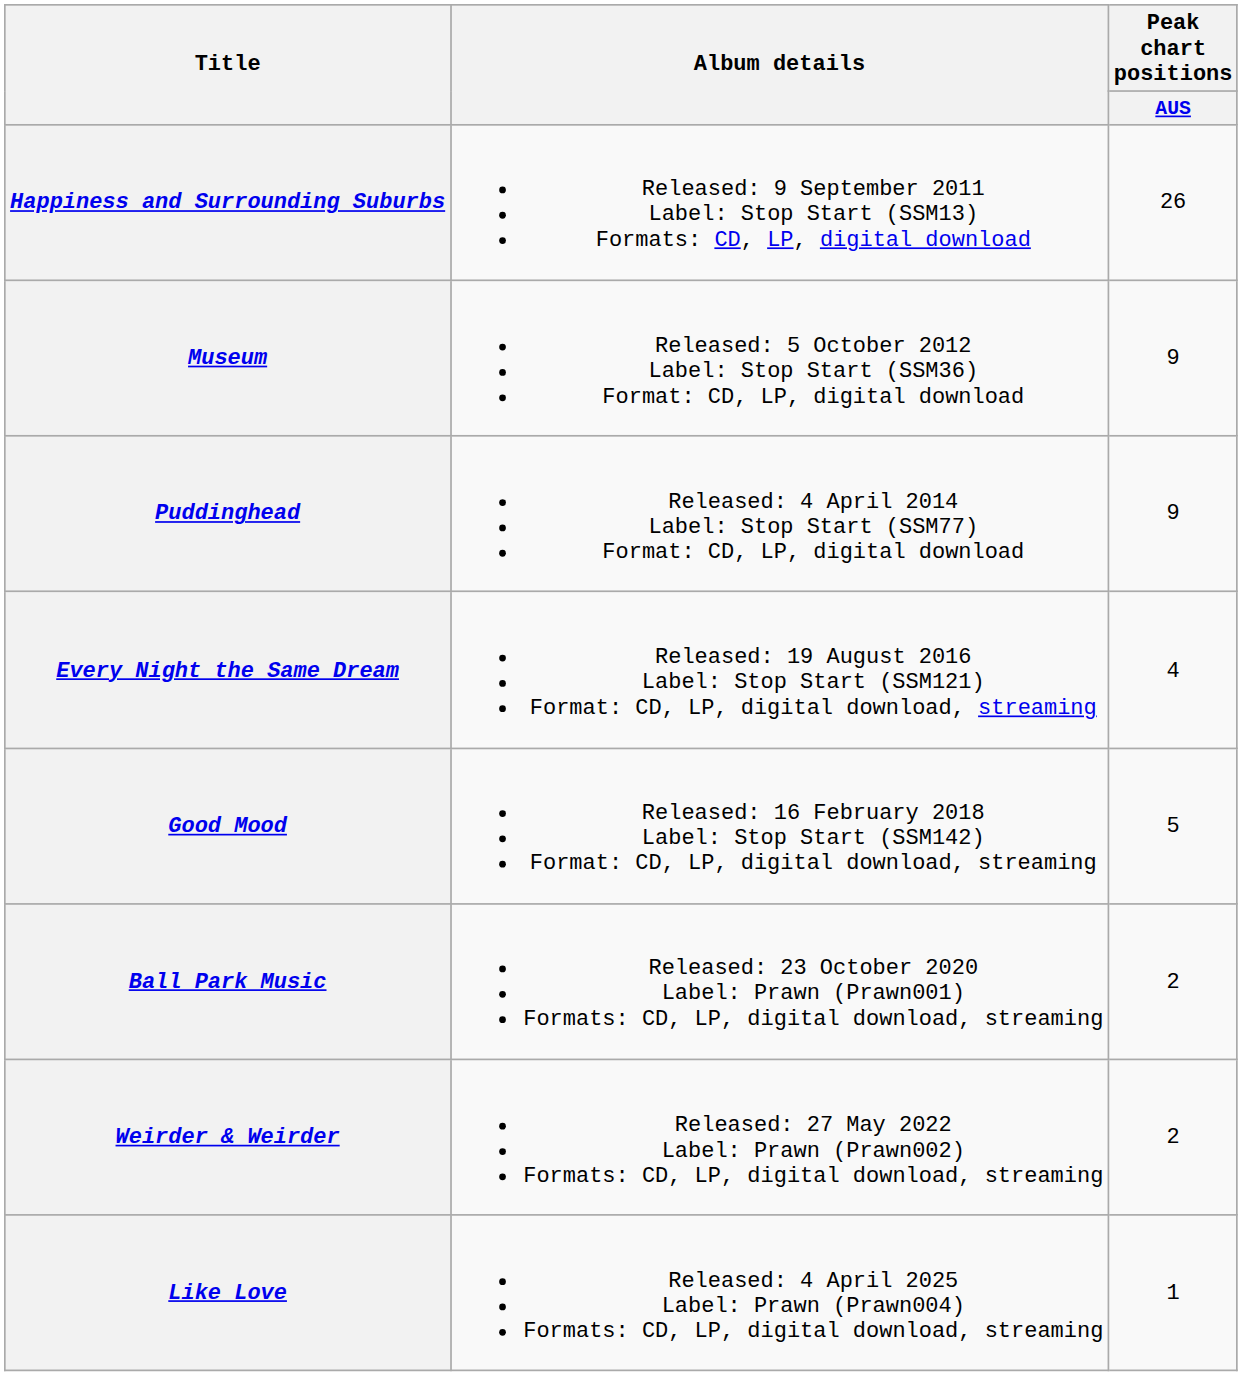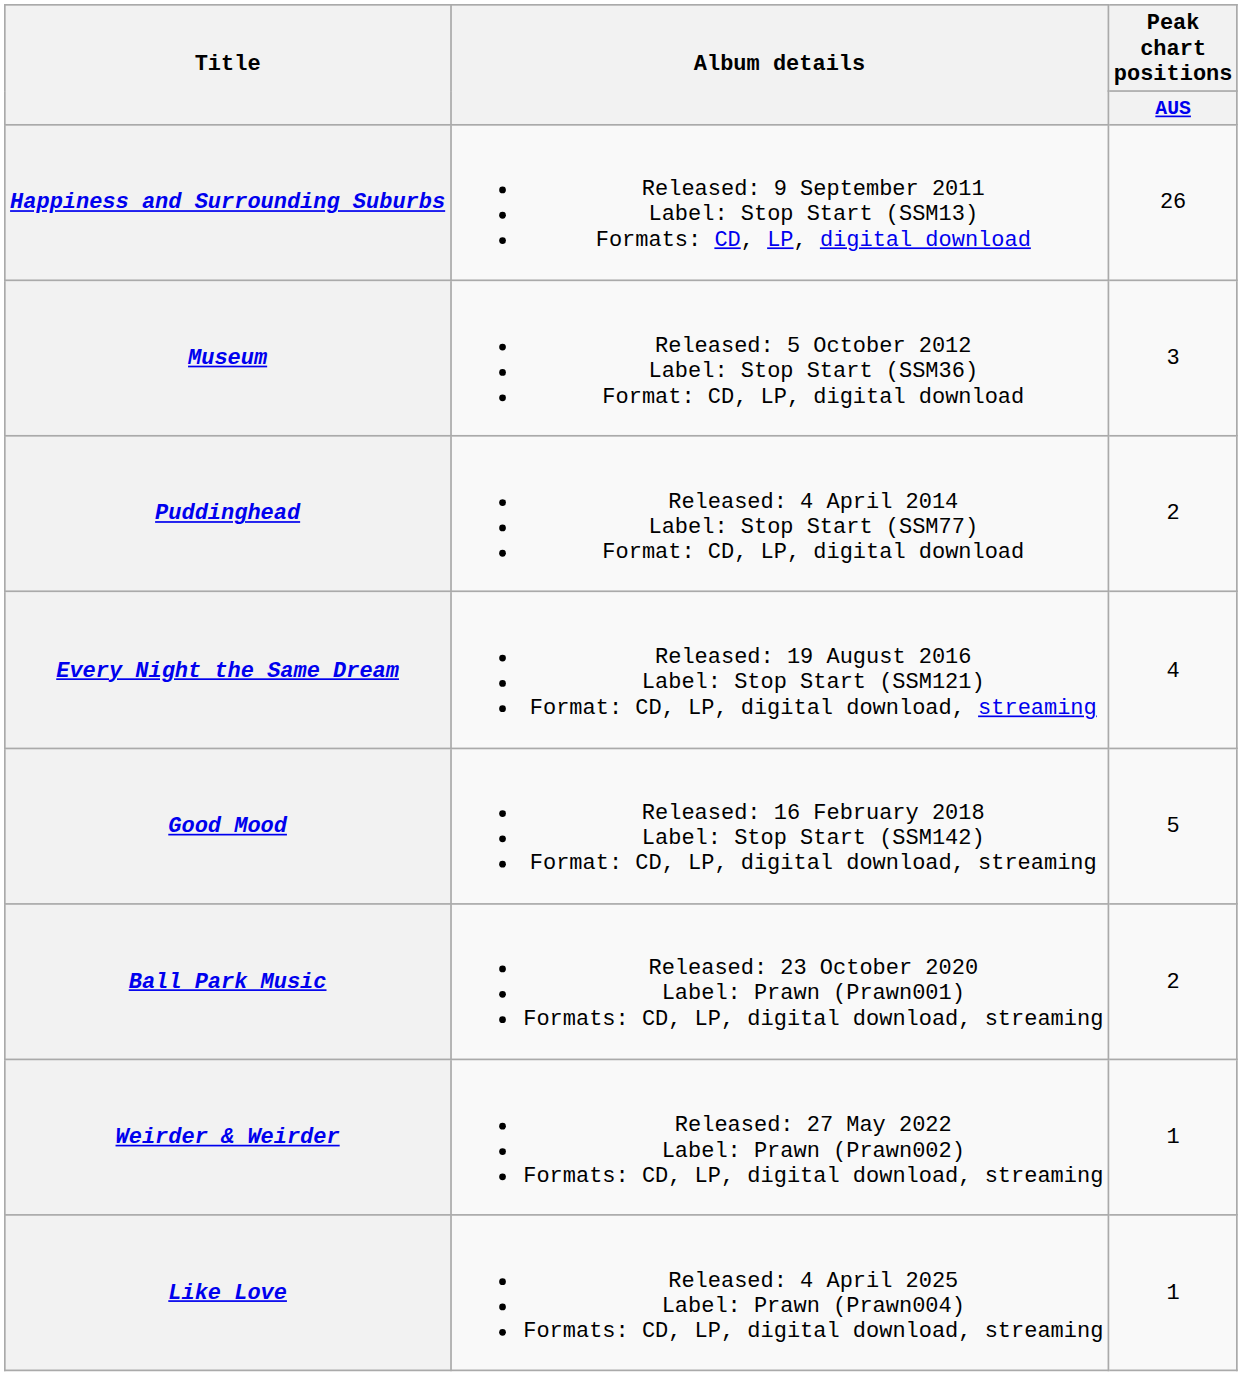(1173, 358) 9 -> (1173, 358) 3
(1173, 514) 9 -> (1173, 514) 2
(1173, 1137) 2 -> (1173, 1137) 1
